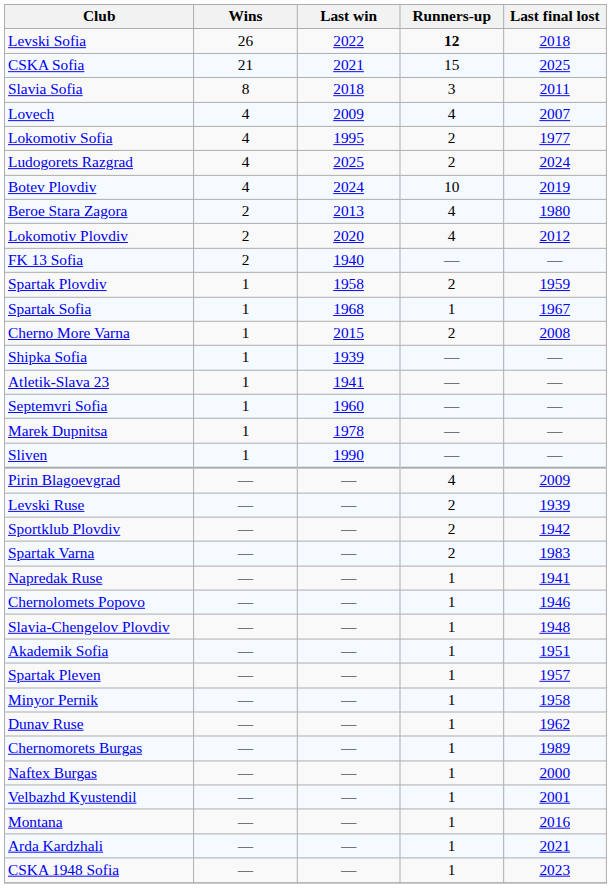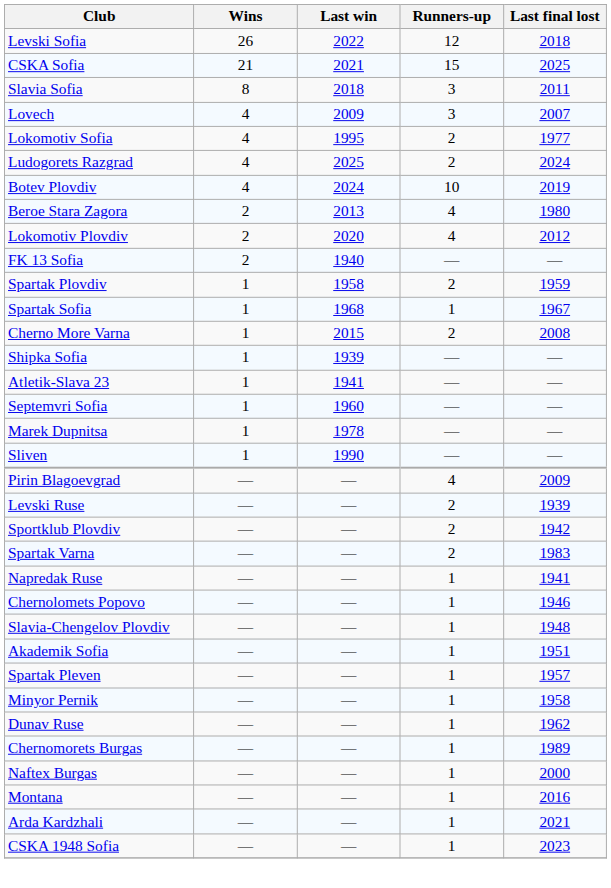(452, 41) bold -> (452, 41) normal
(452, 114) 4 -> (452, 114) 3
- row: (72, 797)
